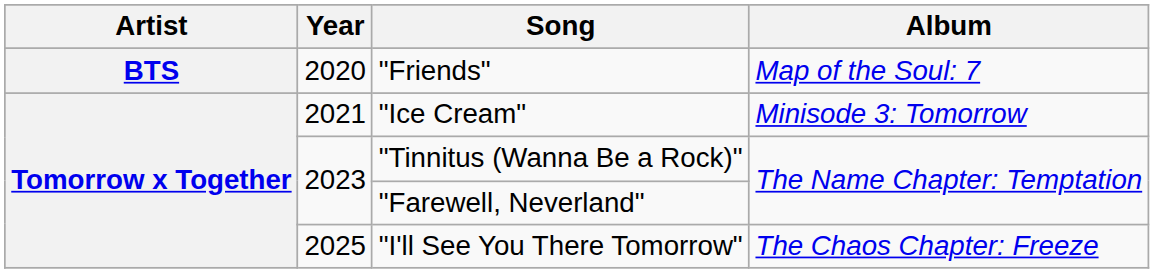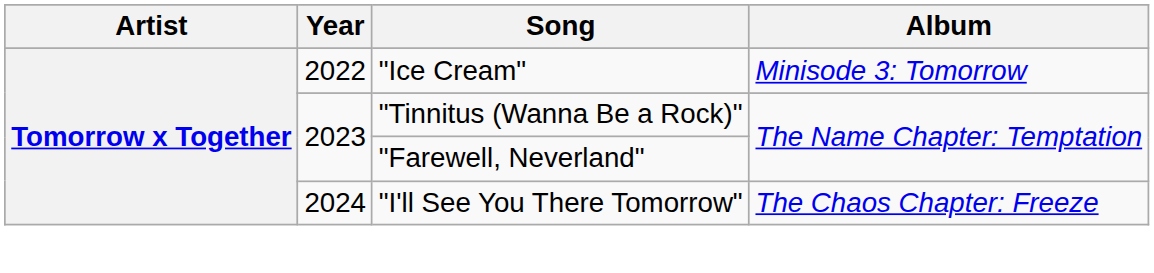- row: (435, 70)
(335, 114) 2021 -> (335, 70) 2022
(335, 245) 2025 -> (335, 202) 2024
